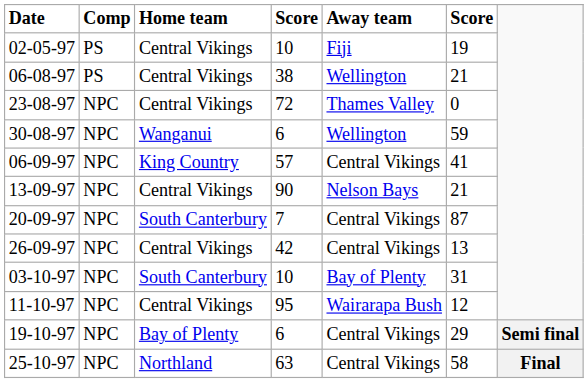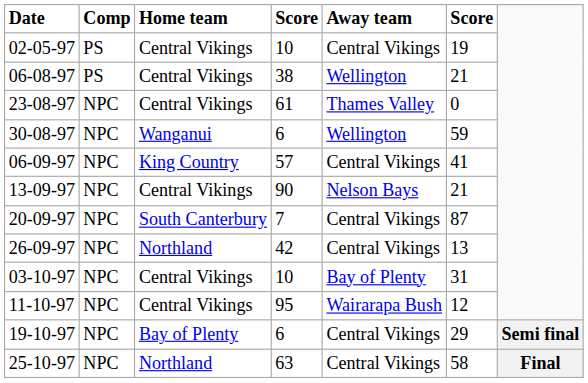(339, 47) Fiji -> (383, 47) Central Vikings
(284, 104) 72 -> (284, 104) 61
(196, 248) Central Vikings -> (176, 248) Northland
(203, 276) South Canterbury -> (196, 276) Central Vikings
